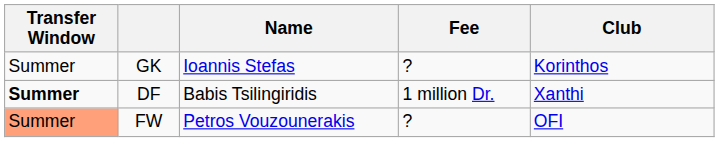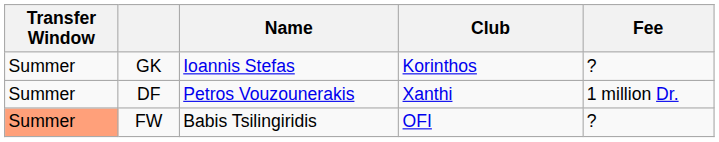columns swapped: (622, 28) <-> (464, 28)
(44, 94) bold -> (42, 94) normal
(250, 94) Babis Tsilingiridis -> (269, 94) Petros Vouzounerakis
(269, 121) Petros Vouzounerakis -> (250, 121) Babis Tsilingiridis
